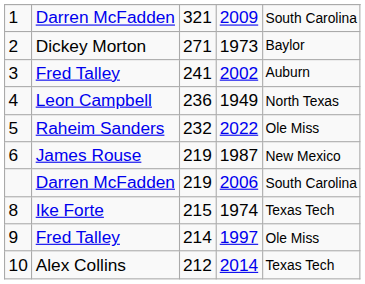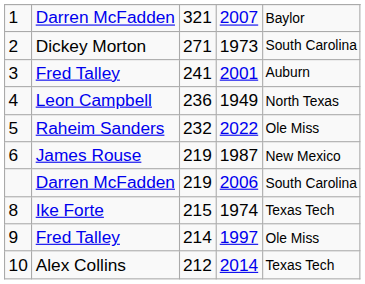(239, 18) 2009 -> (239, 18) 2007
(311, 18) South Carolina -> (285, 18) Baylor
(285, 46) Baylor -> (311, 46) South Carolina
(239, 73) 2002 -> (239, 73) 2001
